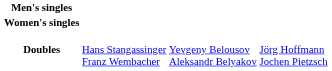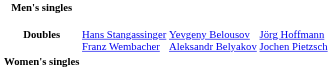rows swapped: (42, 49) <-> (42, 22)
